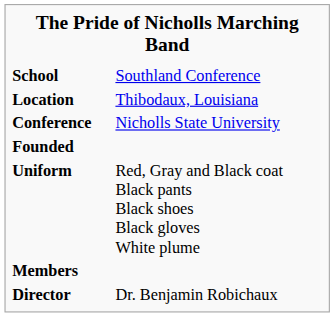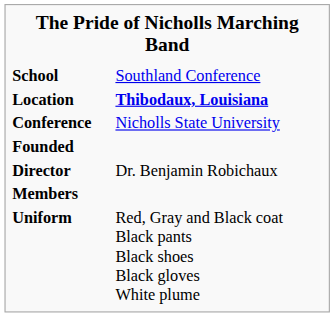(187, 99) normal -> (192, 99) bold
rows swapped: (41, 294) <-> (42, 170)
